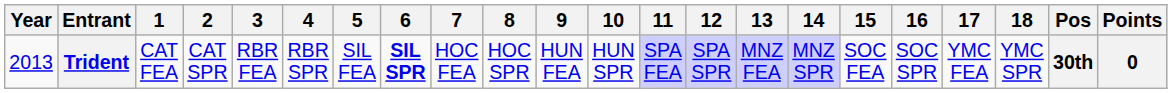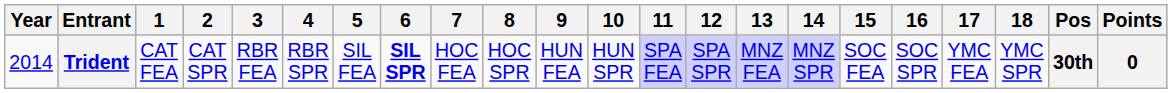(31, 61) 2013 -> (31, 61) 2014
